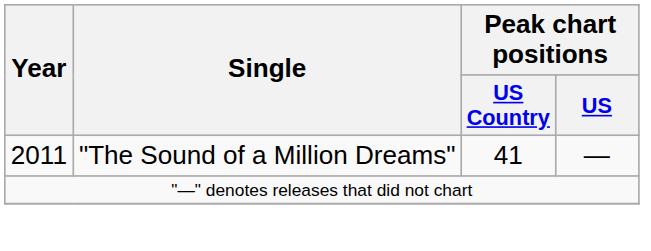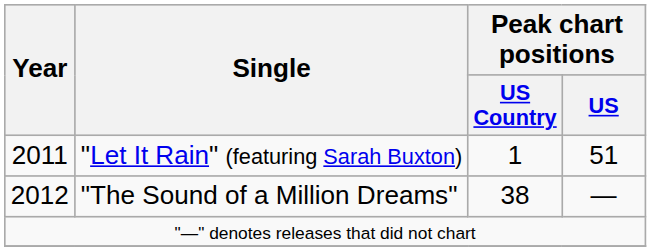+ row: (272, 155)
(39, 155) 2011 -> (40, 196) 2012
(508, 155) 41 -> (515, 196) 38
